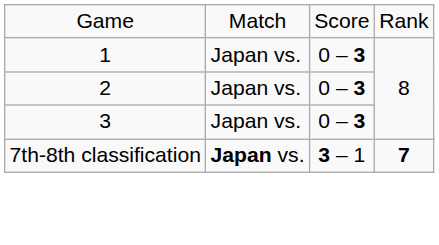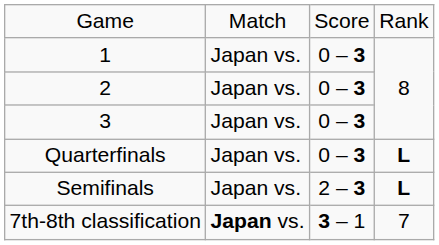+ row: (105, 155)
+ row: (105, 188)
(404, 155) bold -> (404, 222) normal
